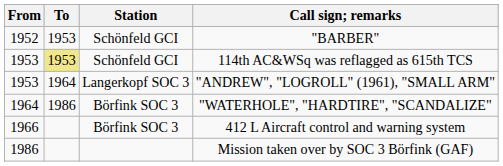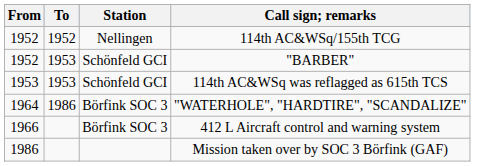+ row: (320, 37)
(62, 60) khaki background -> (62, 82) no background
- row: (345, 82)
